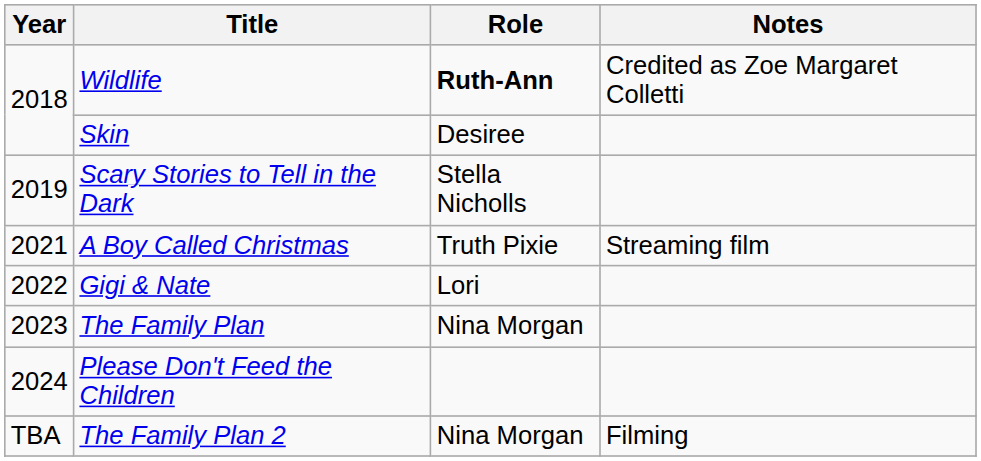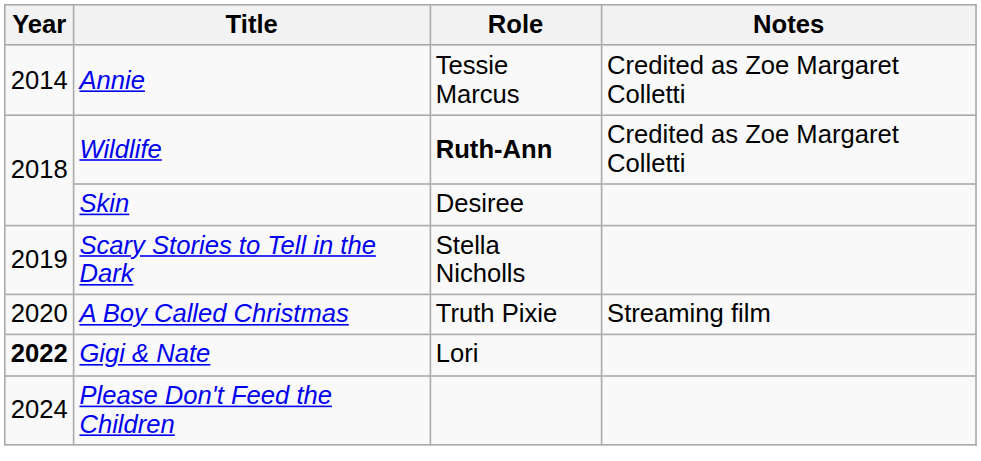+ row: (112, 79)
(39, 244) 2021 -> (39, 314) 2020
(39, 285) normal -> (39, 354) bold
- row: (172, 326)
- row: (183, 436)
